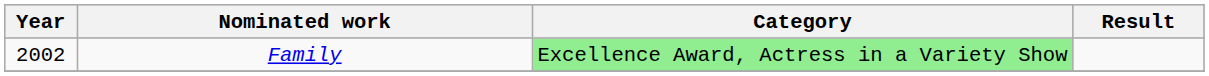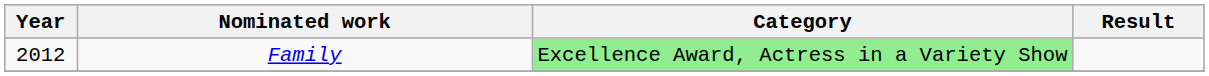(41, 55) 2002 -> (41, 55) 2012
